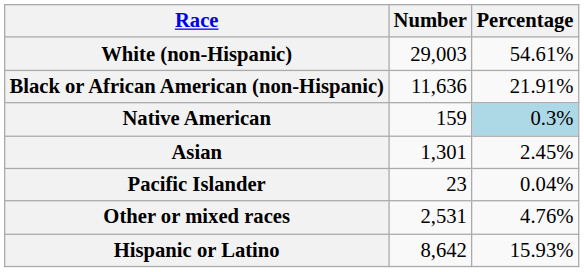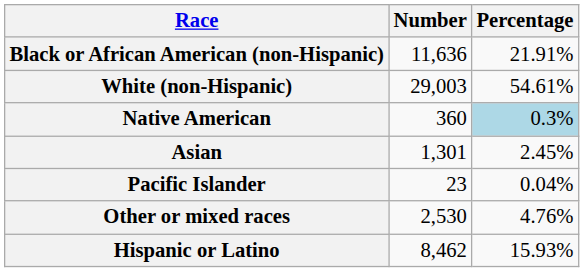rows swapped: (197, 53) <-> (197, 86)
(451, 119) 159 -> (451, 119) 360
(444, 217) 2,531 -> (444, 217) 2,530
(444, 250) 8,642 -> (444, 250) 8,462
